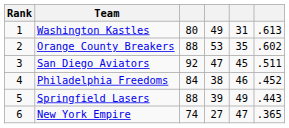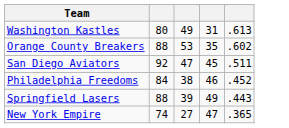- column: (19, 13)
